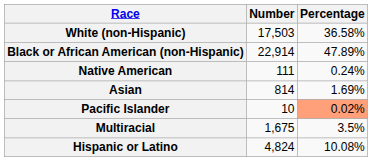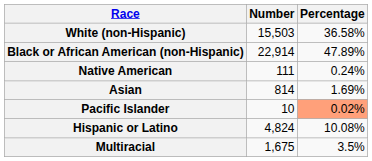(276, 33) 17,503 -> (276, 33) 15,503
rows swapped: (125, 128) <-> (125, 147)
